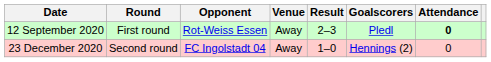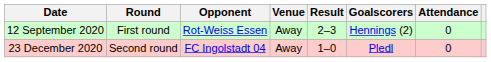(381, 30) Pledl -> (381, 30) Hennings (2)
(448, 30) bold -> (448, 30) normal
(381, 48) Hennings (2) -> (381, 48) Pledl
